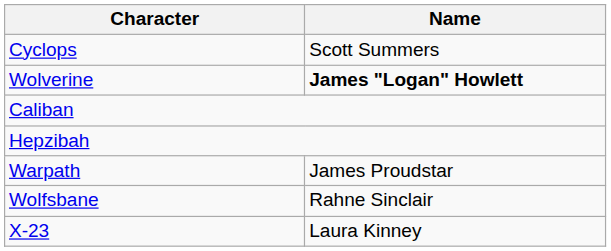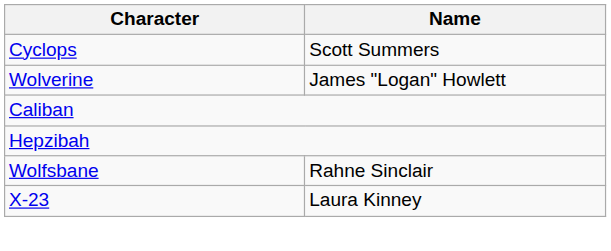(416, 79) bold -> (408, 79) normal
- row: (45, 170)
